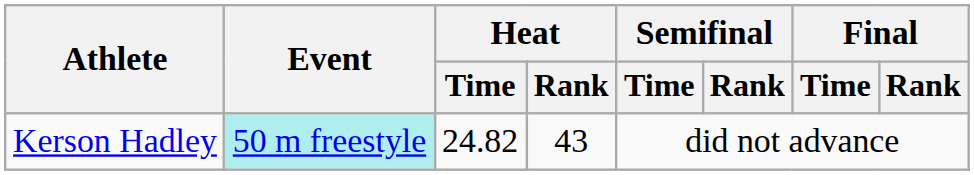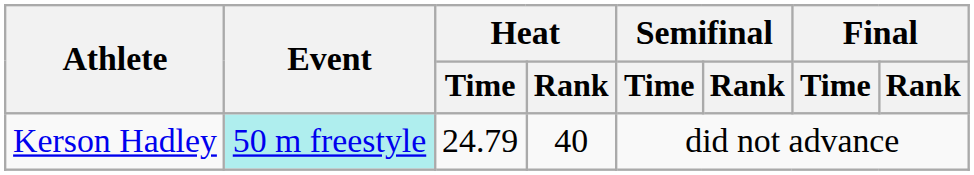(480, 141) 24.82 -> (480, 141) 24.79
(571, 141) 43 -> (571, 141) 40
